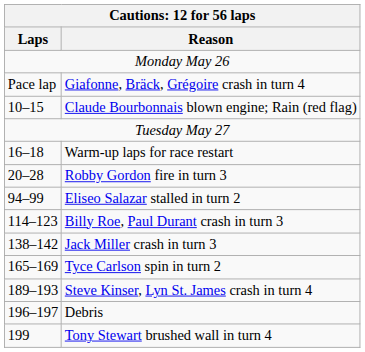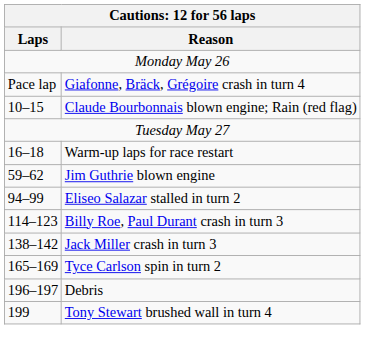- row: (146, 175)
+ row: (140, 175)
- row: (189, 289)
